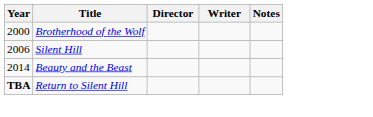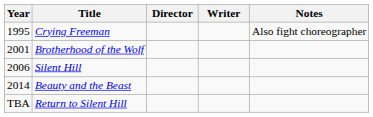+ row: (72, 31)
(18, 31) 2000 -> (18, 49) 2001
(19, 85) bold -> (18, 103) normal
